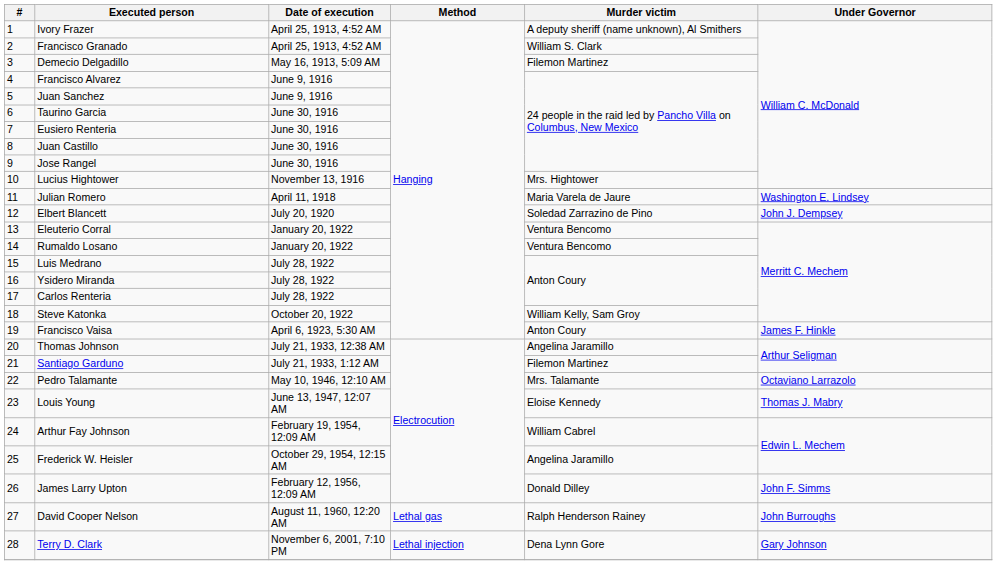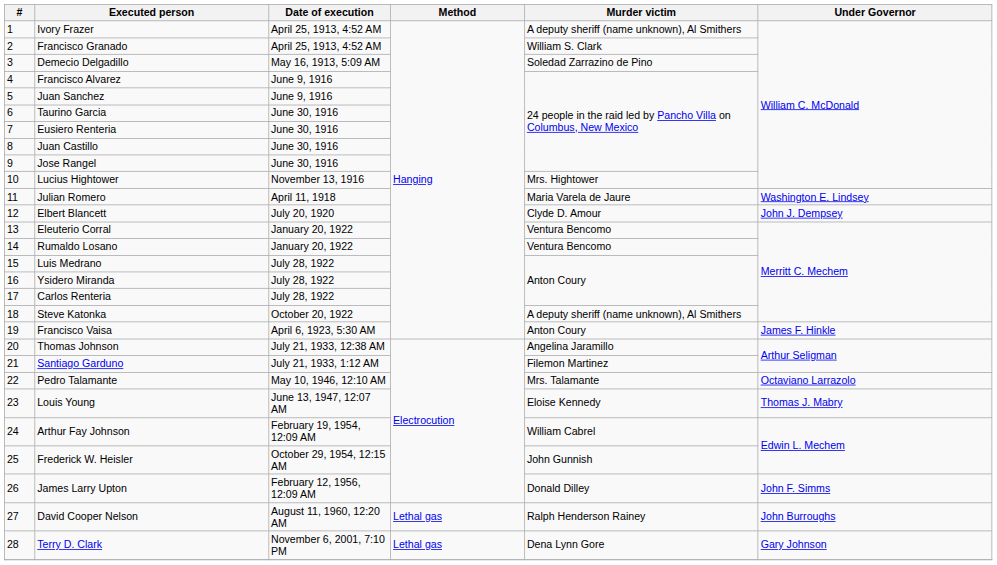(568, 63) Filemon Martinez -> (590, 63) Soledad Zarrazino de Pino
(590, 213) Soledad Zarrazino de Pino -> (564, 213) Clyde D. Amour
(583, 313) William Kelly, Sam Groy -> (634, 313) A deputy sheriff (name unknown), Al Smithers
(570, 460) Angelina Jaramillo -> (560, 460) John Gunnish
(428, 545) Lethal injection -> (418, 545) Lethal gas
